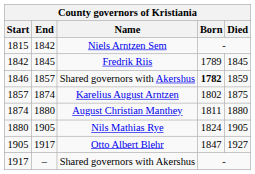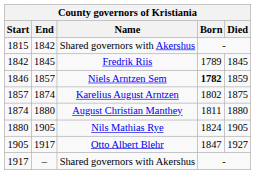(127, 45) Niels Arntzen Sem -> (127, 45) Shared governors with Akershus
(127, 78) Shared governors with Akershus -> (127, 78) Niels Arntzen Sem
